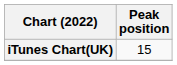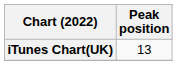(144, 49) 15 -> (144, 49) 13
